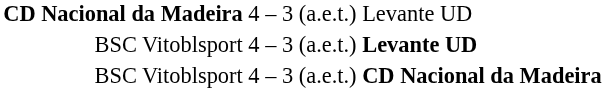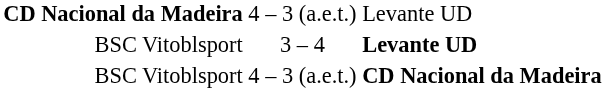(302, 44) 4 – 3 (a.e.t.) -> (302, 44) 3 – 4
